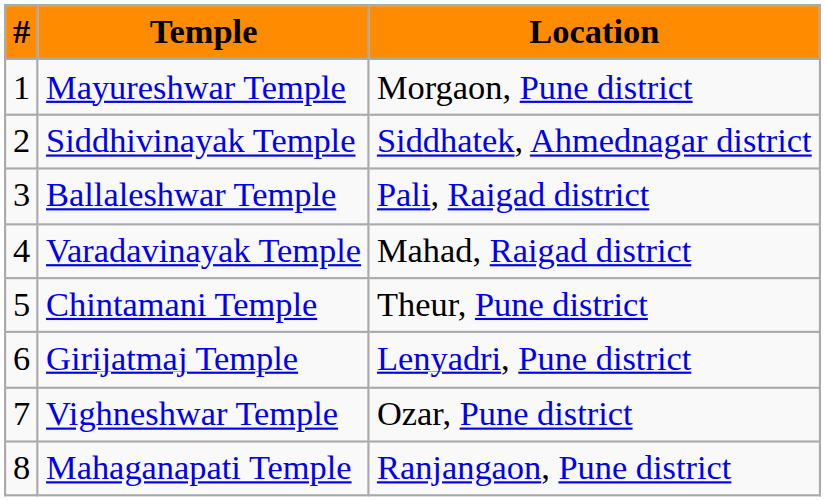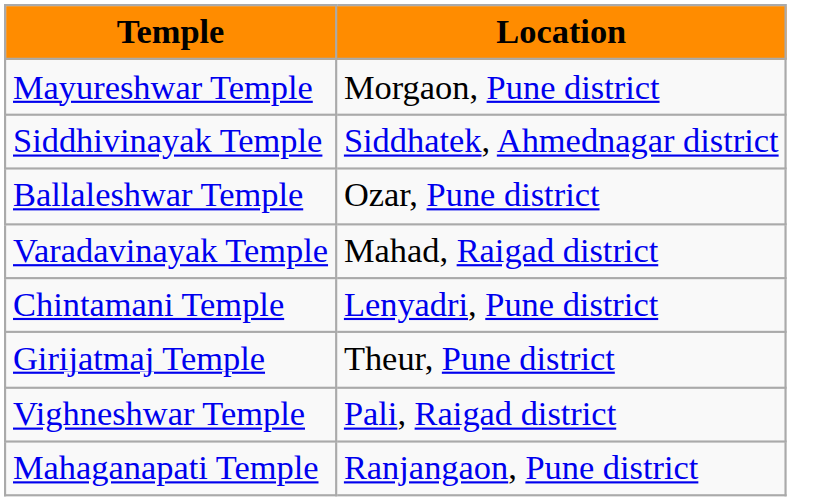- column: (22, 31)
(513, 195) Pali, Raigad district -> (472, 195) Ozar, Pune district
(512, 304) Theur, Pune district -> (501, 304) Lenyadri, Pune district
(534, 359) Lenyadri, Pune district -> (479, 359) Theur, Pune district
(505, 413) Ozar, Pune district -> (480, 413) Pali, Raigad district
